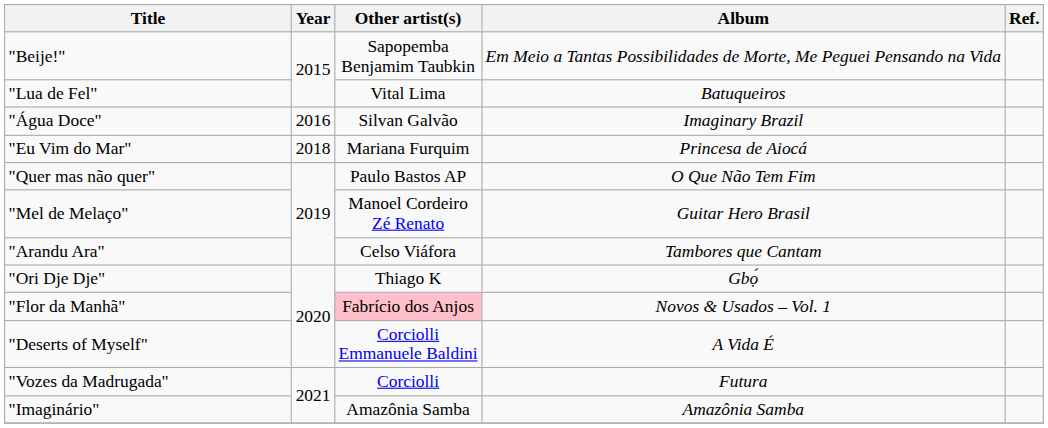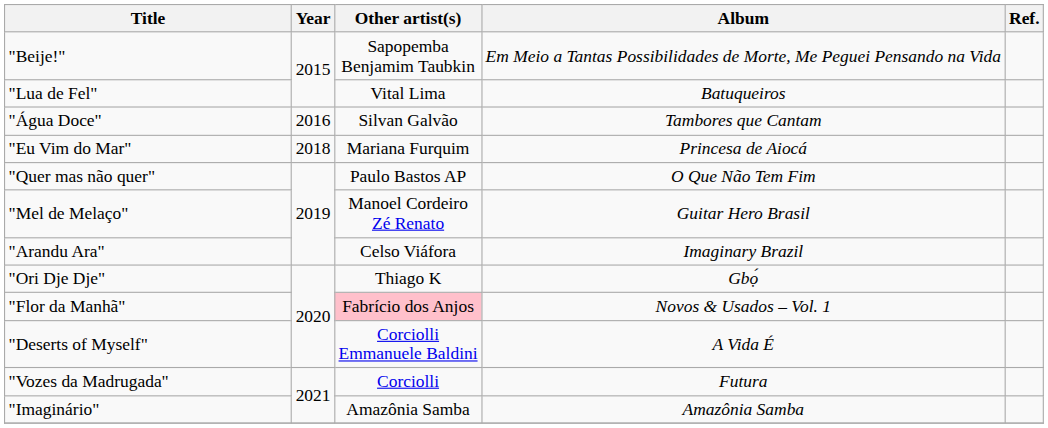(743, 120) Imaginary Brazil -> (743, 120) Tambores que Cantam
(743, 251) Tambores que Cantam -> (743, 251) Imaginary Brazil
